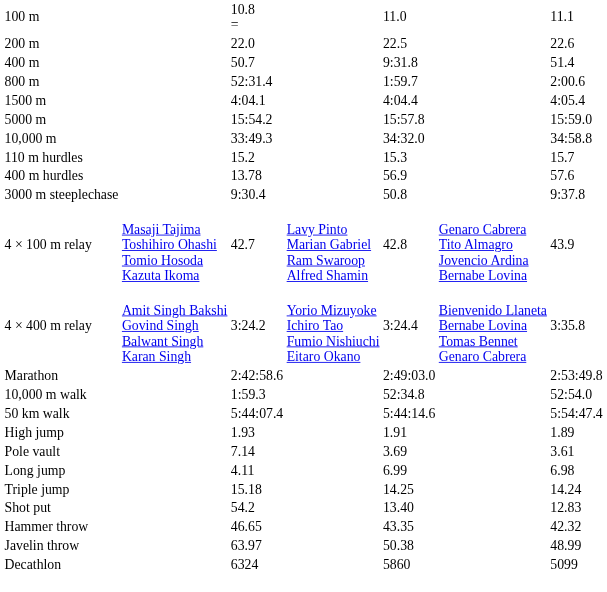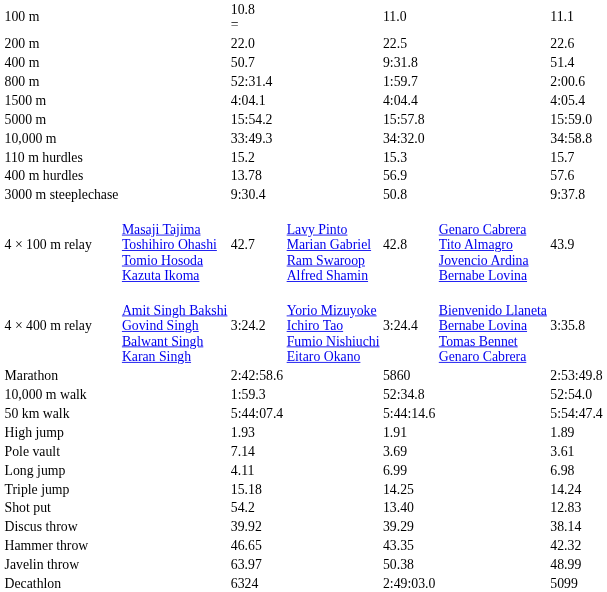(409, 375) 2:49:03.0 -> (397, 375) 5860
+ row: (41, 527)
(397, 564) 5860 -> (409, 583) 2:49:03.0
